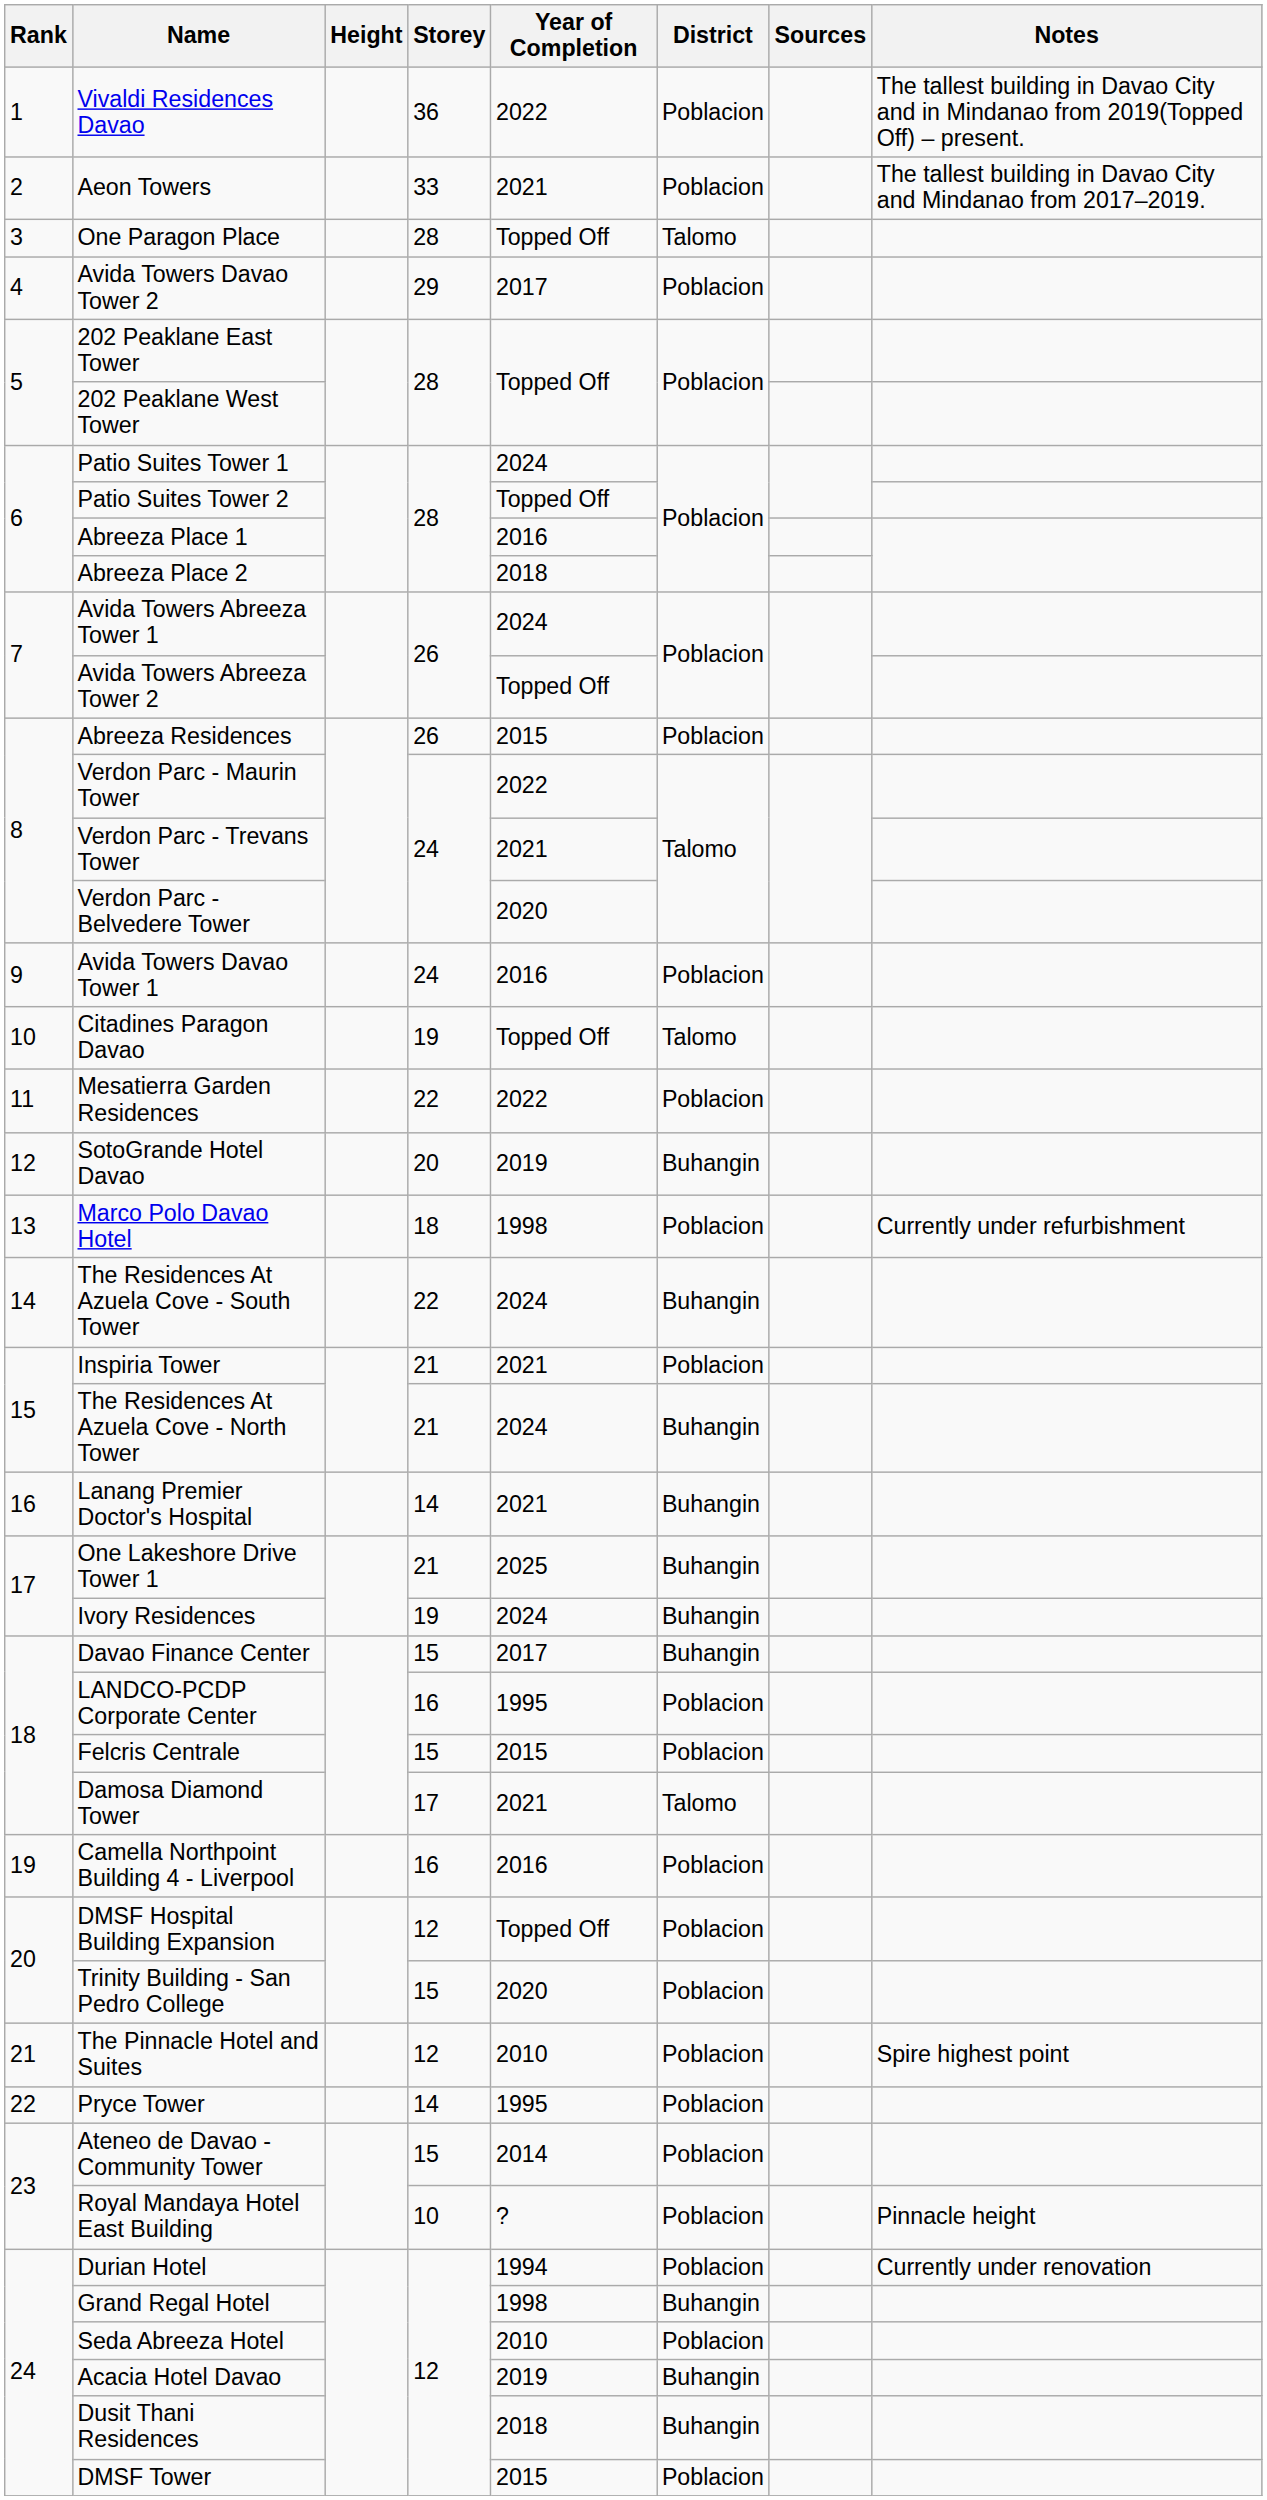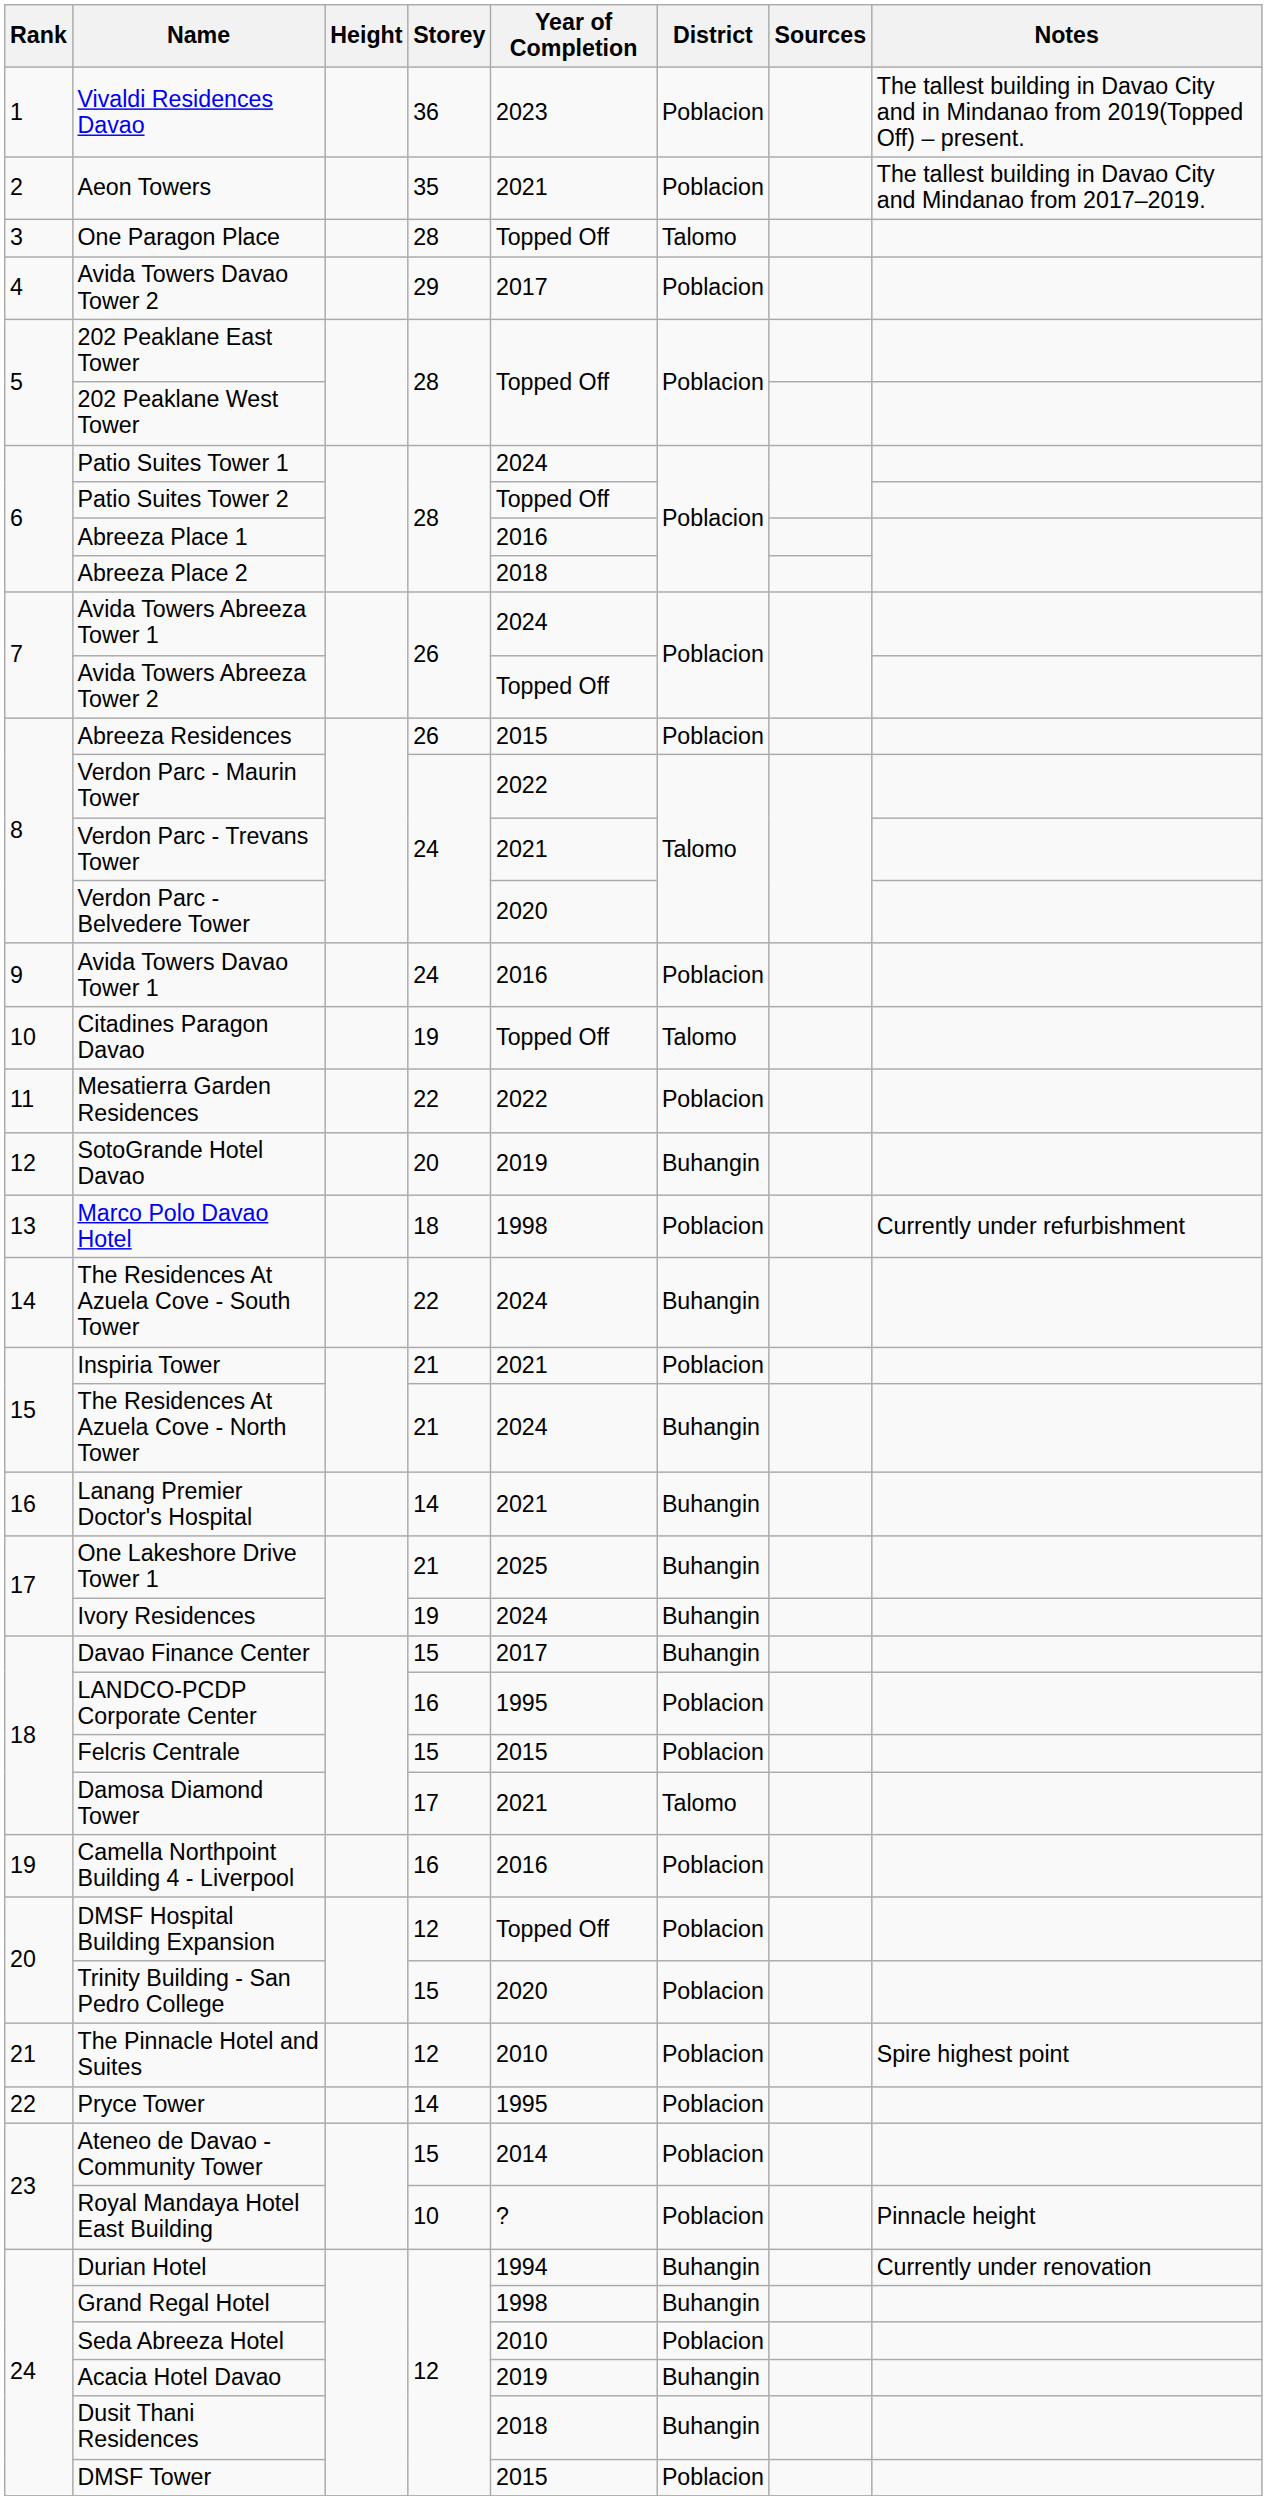(522, 111) 2022 -> (522, 111) 2023
(426, 187) 33 -> (426, 187) 35
(713, 2266) Poblacion -> (711, 2266) Buhangin
